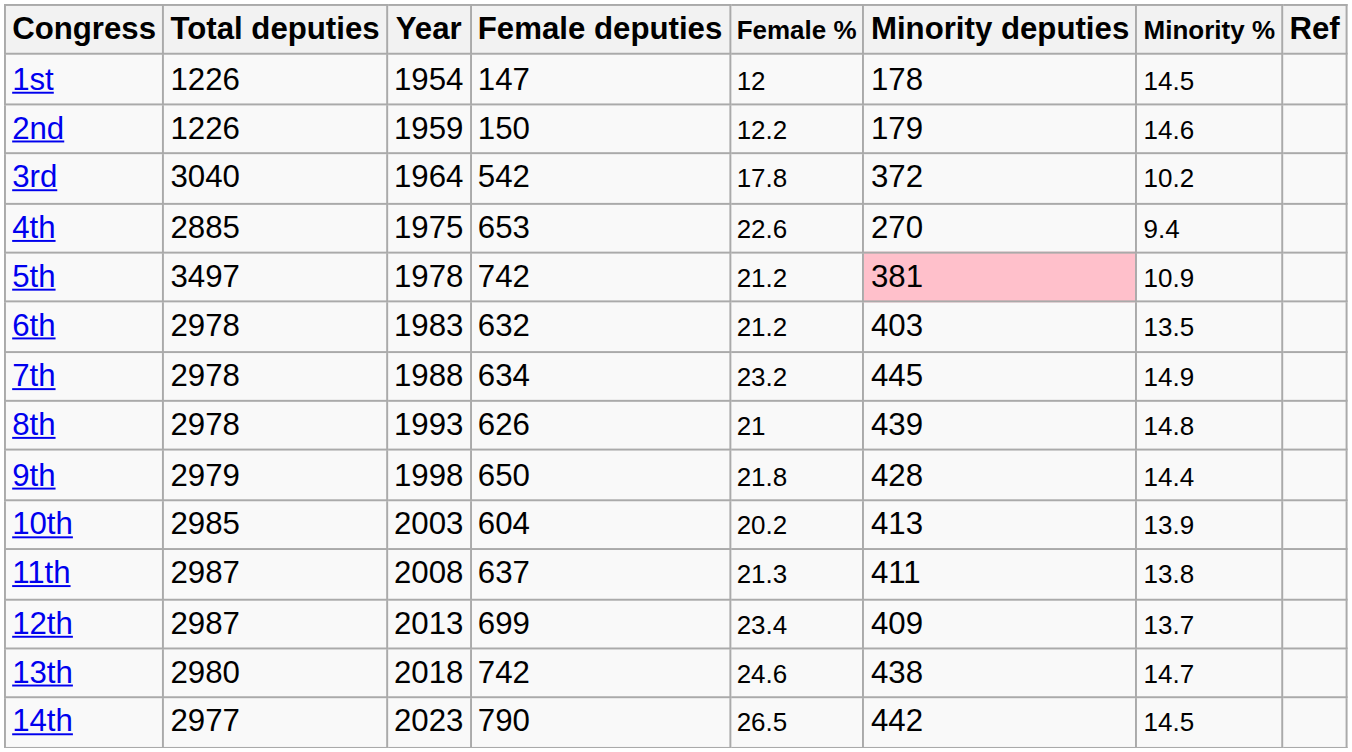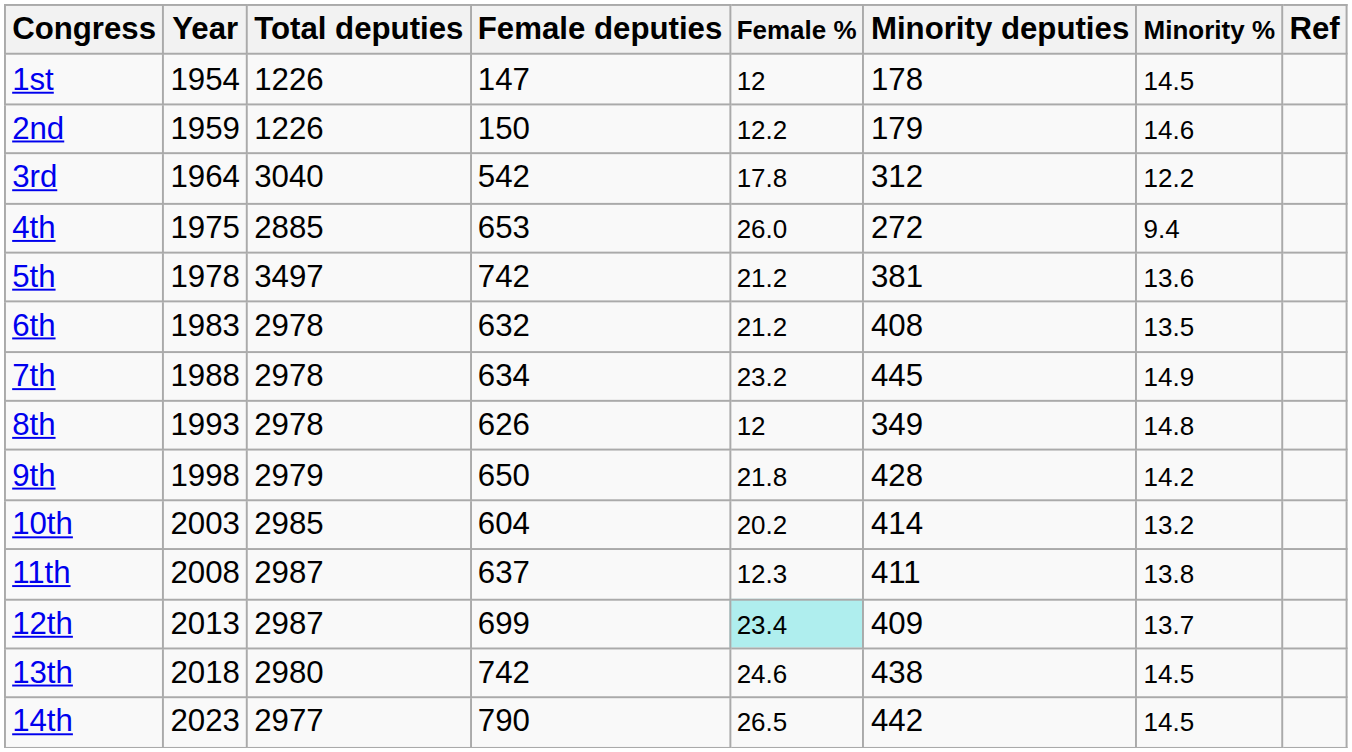columns swapped: (429, 29) <-> (275, 29)
(897, 177) 372 -> (897, 177) 312
(1169, 179) 10.2 -> (1169, 179) 12.2
(762, 229) 22.6 -> (762, 229) 26.0
(897, 227) 270 -> (897, 227) 272
(897, 276) pink background -> (897, 276) no background
(1169, 278) 10.9 -> (1169, 278) 13.6
(897, 326) 403 -> (897, 326) 408
(751, 427) 21 -> (751, 427) 12
(897, 425) 439 -> (897, 425) 349
(1169, 476) 14.4 -> (1169, 476) 14.2
(897, 524) 413 -> (897, 524) 414
(1169, 526) 13.9 -> (1169, 526) 13.2
(762, 575) 21.3 -> (762, 575) 12.3
(762, 624) no background -> (762, 624) paleturquoise background
(1169, 674) 14.7 -> (1169, 674) 14.5
